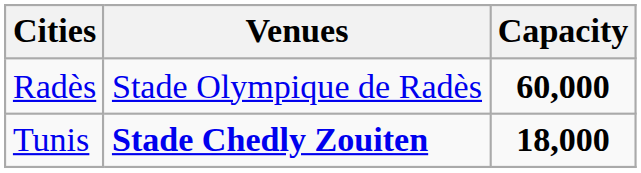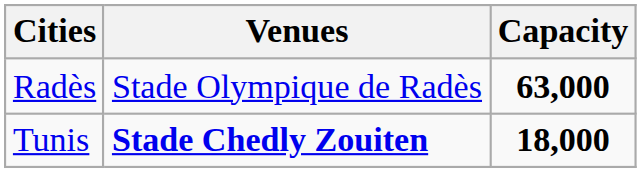(563, 85) 60,000 -> (563, 85) 63,000
